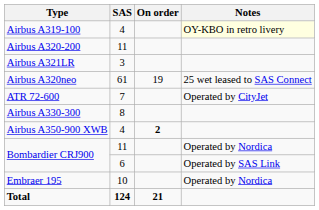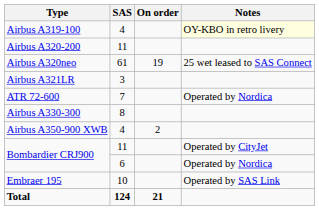rows swapped: (42, 79) <-> (41, 63)
(226, 96) Operated by CityJet -> (228, 96) Operated by Nordica
(158, 130) bold -> (158, 130) normal
(228, 146) Operated by Nordica -> (226, 146) Operated by CityJet
(232, 163) Operated by SAS Link -> (228, 163) Operated by Nordica
(228, 180) Operated by Nordica -> (232, 180) Operated by SAS Link
